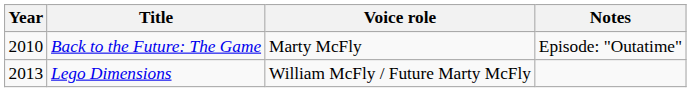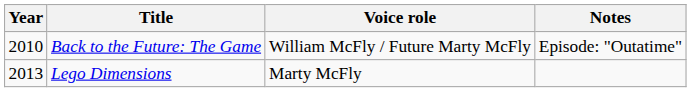(315, 45) Marty McFly -> (400, 45) William McFly / Future Marty McFly
(400, 73) William McFly / Future Marty McFly -> (315, 73) Marty McFly
